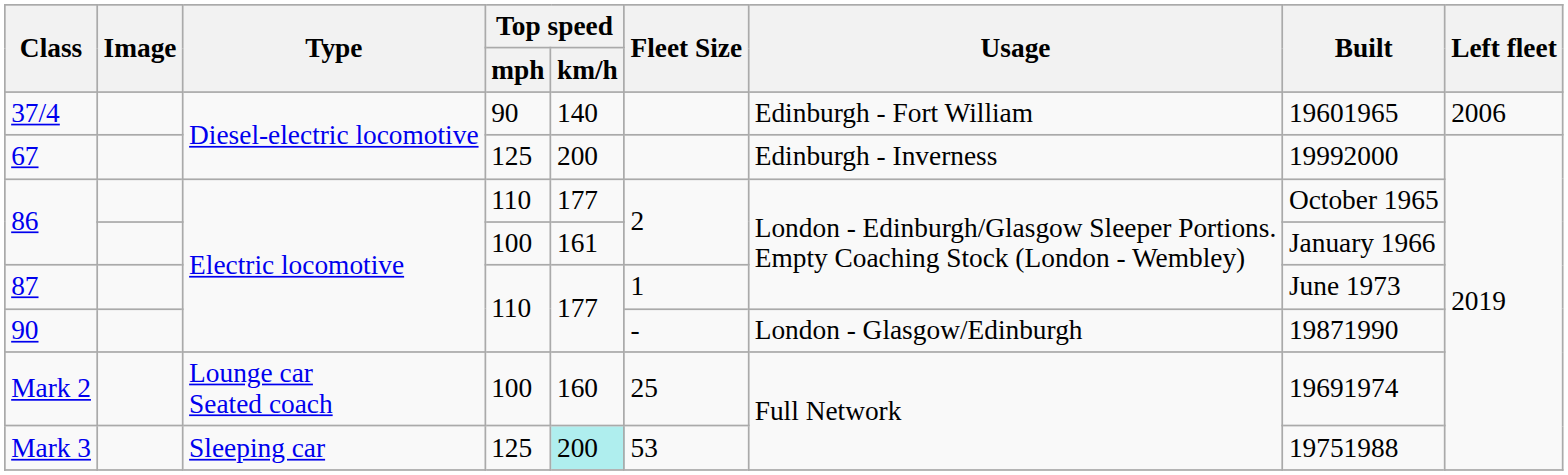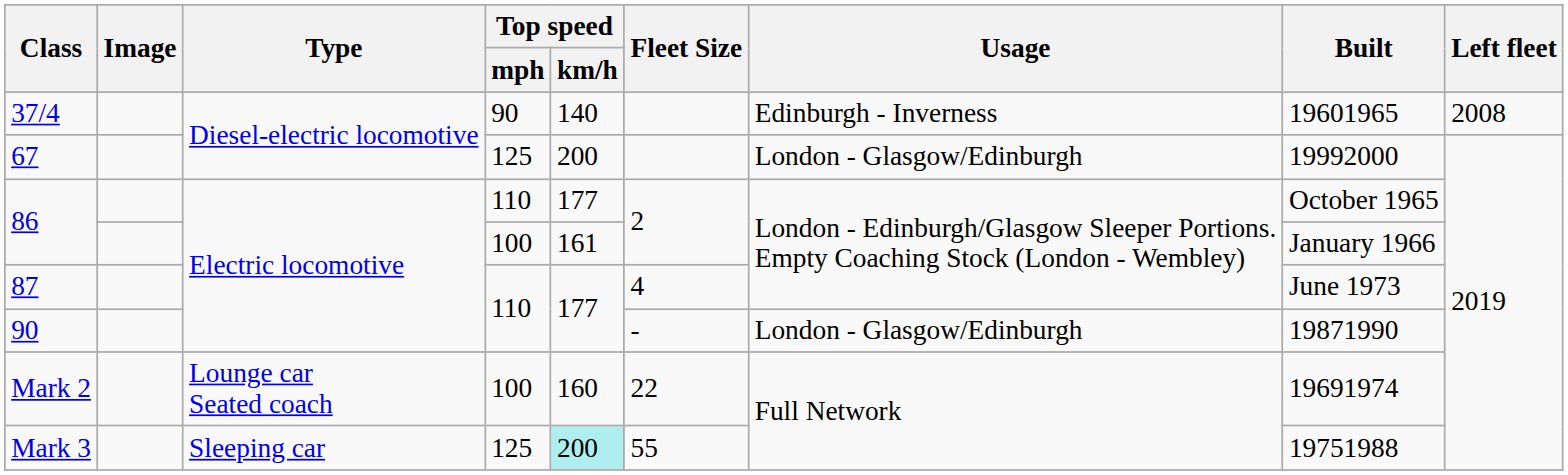(894, 112) Edinburgh - Fort William -> (876, 112) Edinburgh - Inverness
(1479, 112) 2006 -> (1479, 112) 2008
(876, 156) Edinburgh - Inverness -> (919, 156) London - Glasgow/Edinburgh
(637, 286) 1 -> (637, 286) 4
(644, 388) 25 -> (644, 388) 22
(644, 447) 53 -> (644, 447) 55
